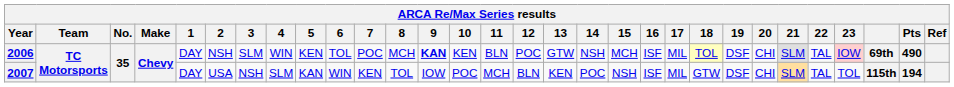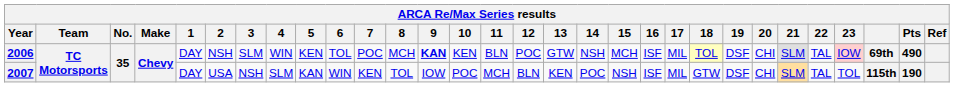(912, 72) 194 -> (912, 72) 190
